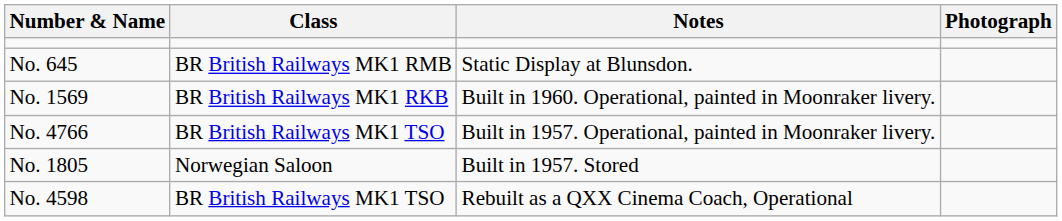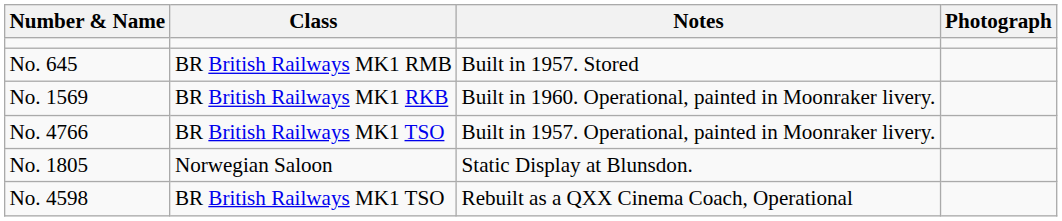(577, 64) Static Display at Blunsdon. -> (550, 64) Built in 1957. Stored
(550, 164) Built in 1957. Stored -> (577, 164) Static Display at Blunsdon.
